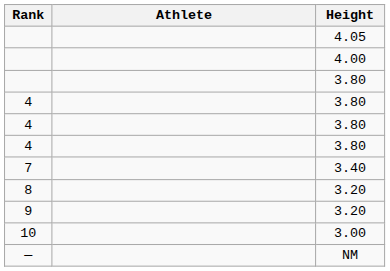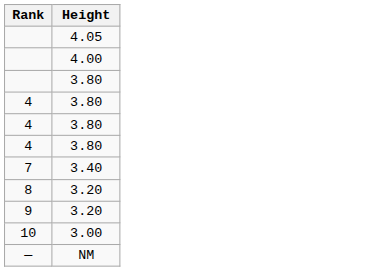- column: (184, 15)
